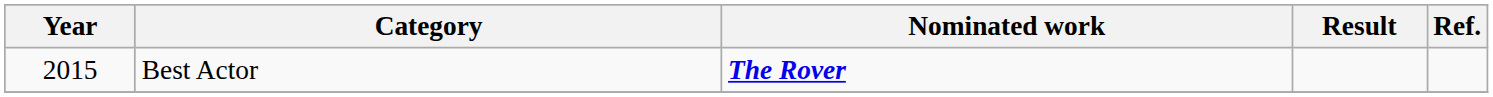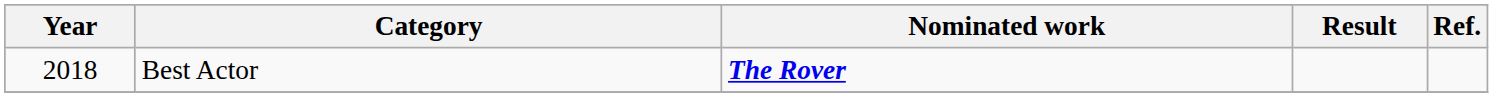(70, 69) 2015 -> (70, 69) 2018
